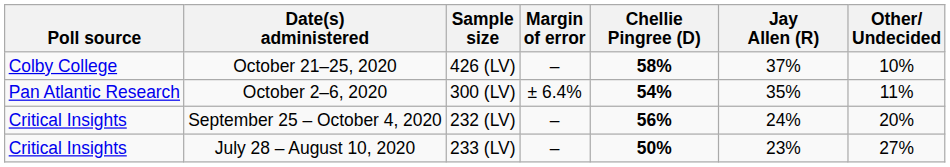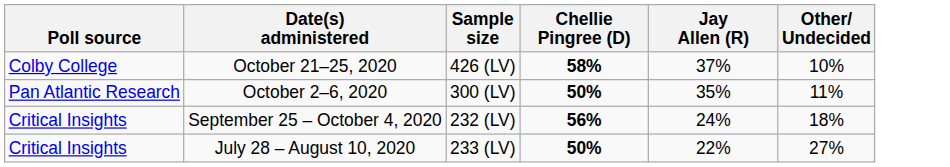- column: (555, 28)
(654, 93) 54% -> (584, 93) 50%
(897, 121) 20% -> (826, 121) 18%
(783, 148) 23% -> (713, 148) 22%
